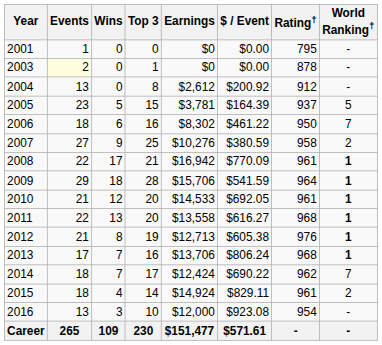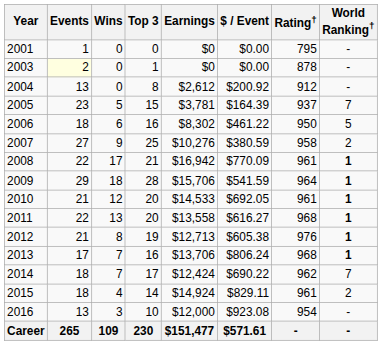(348, 105) 5 -> (348, 105) 7
(348, 124) 7 -> (348, 124) 5
